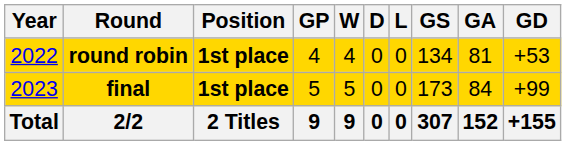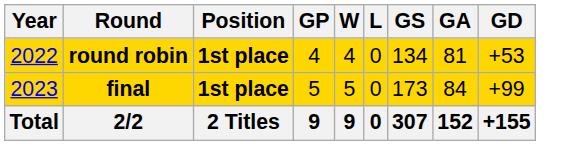- column: (377, 21)
